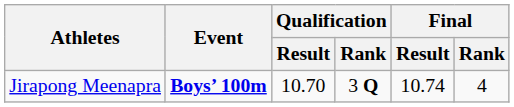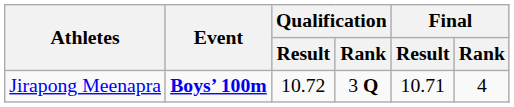(303, 86) 10.70 -> (303, 86) 10.72
(423, 86) 10.74 -> (423, 86) 10.71
